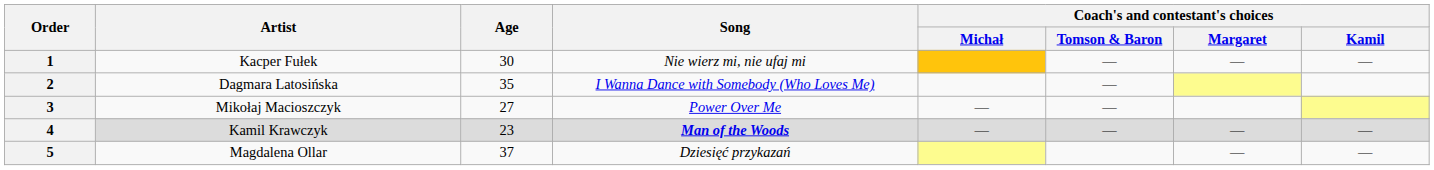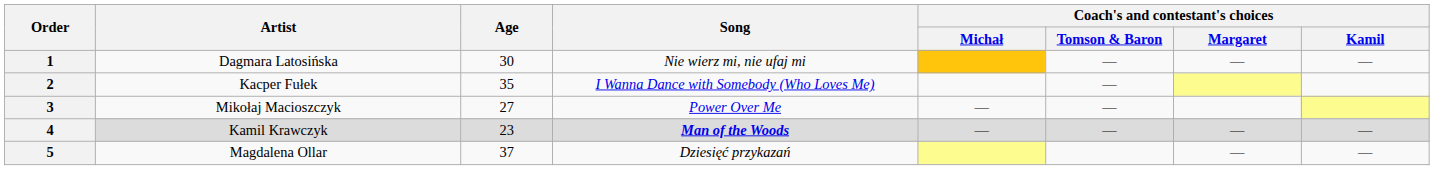(278, 61) Kacper Fułek -> (278, 61) Dagmara Latosińska
(278, 84) Dagmara Latosińska -> (278, 84) Kacper Fułek
